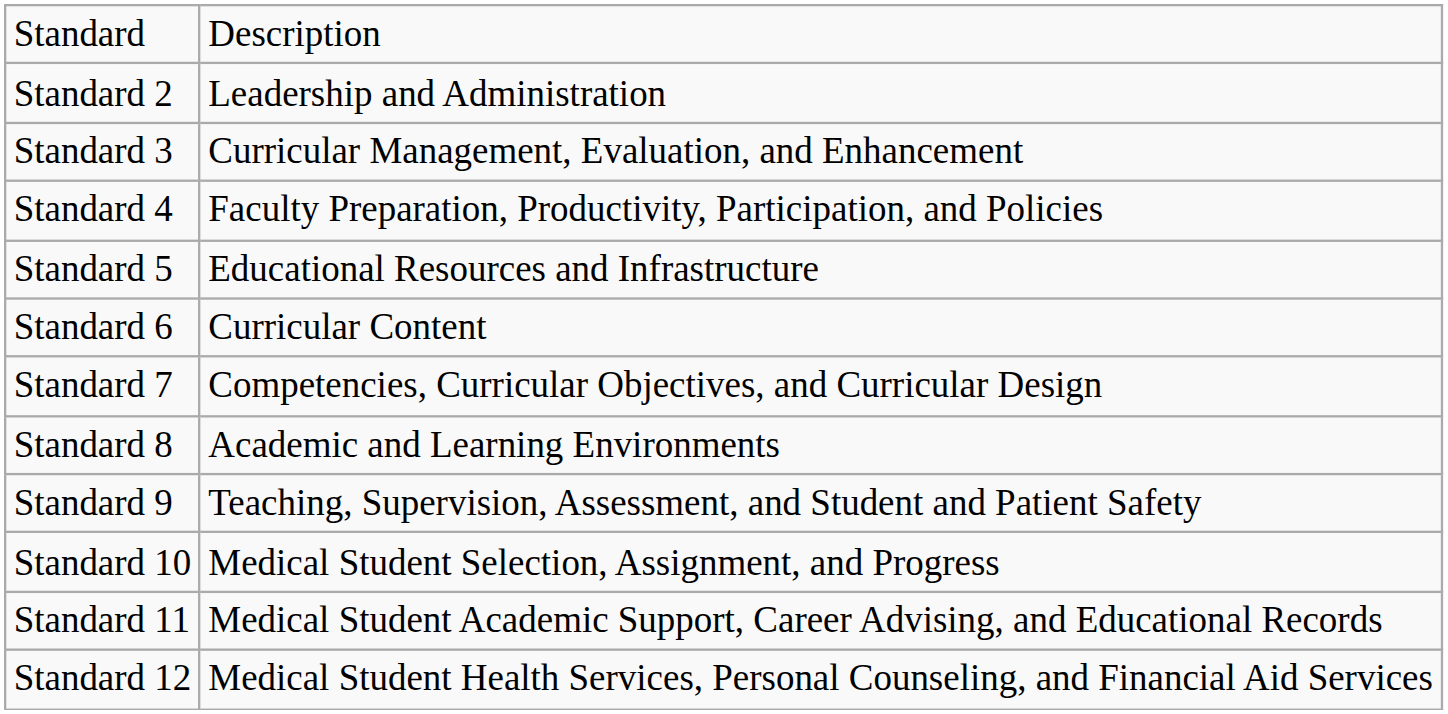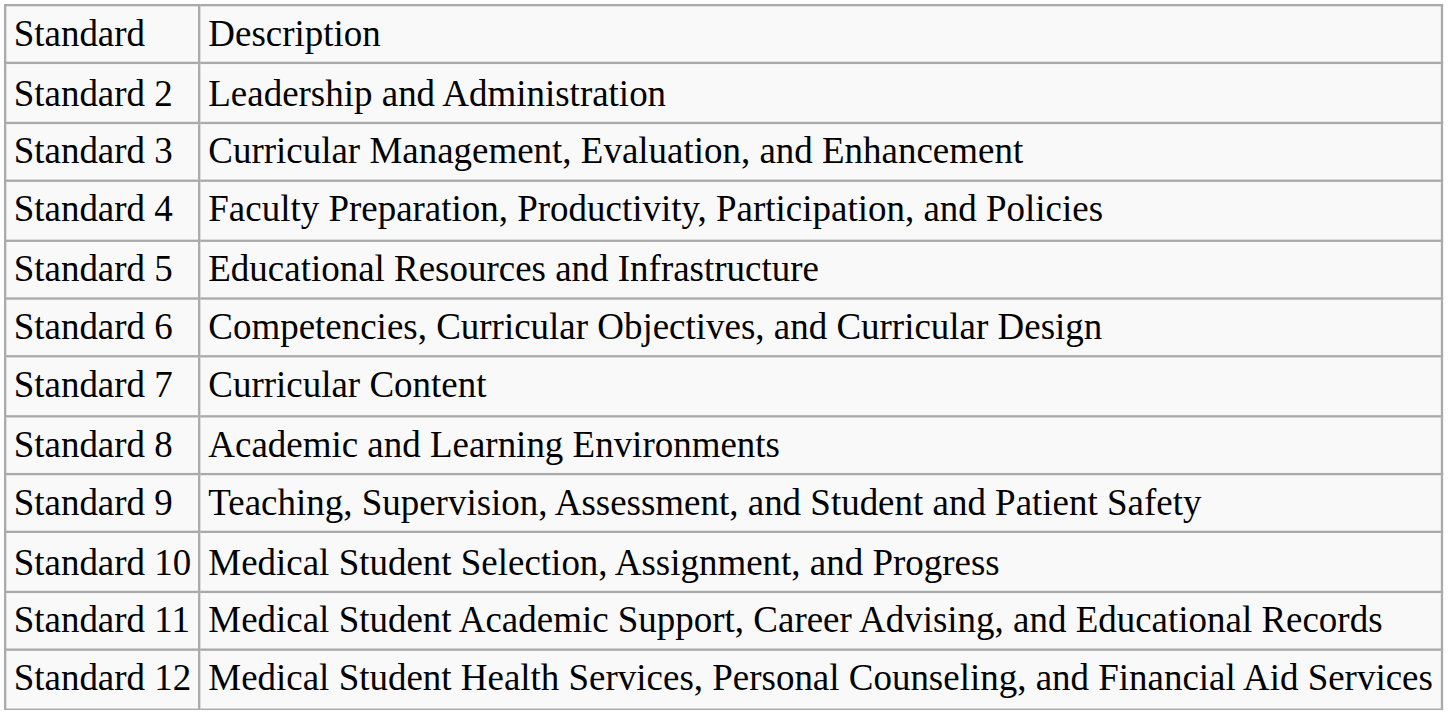(347, 326) Curricular Content -> (655, 326) Competencies, Curricular Objectives, and Curricular Design
(655, 385) Competencies, Curricular Objectives, and Curricular Design -> (347, 385) Curricular Content
